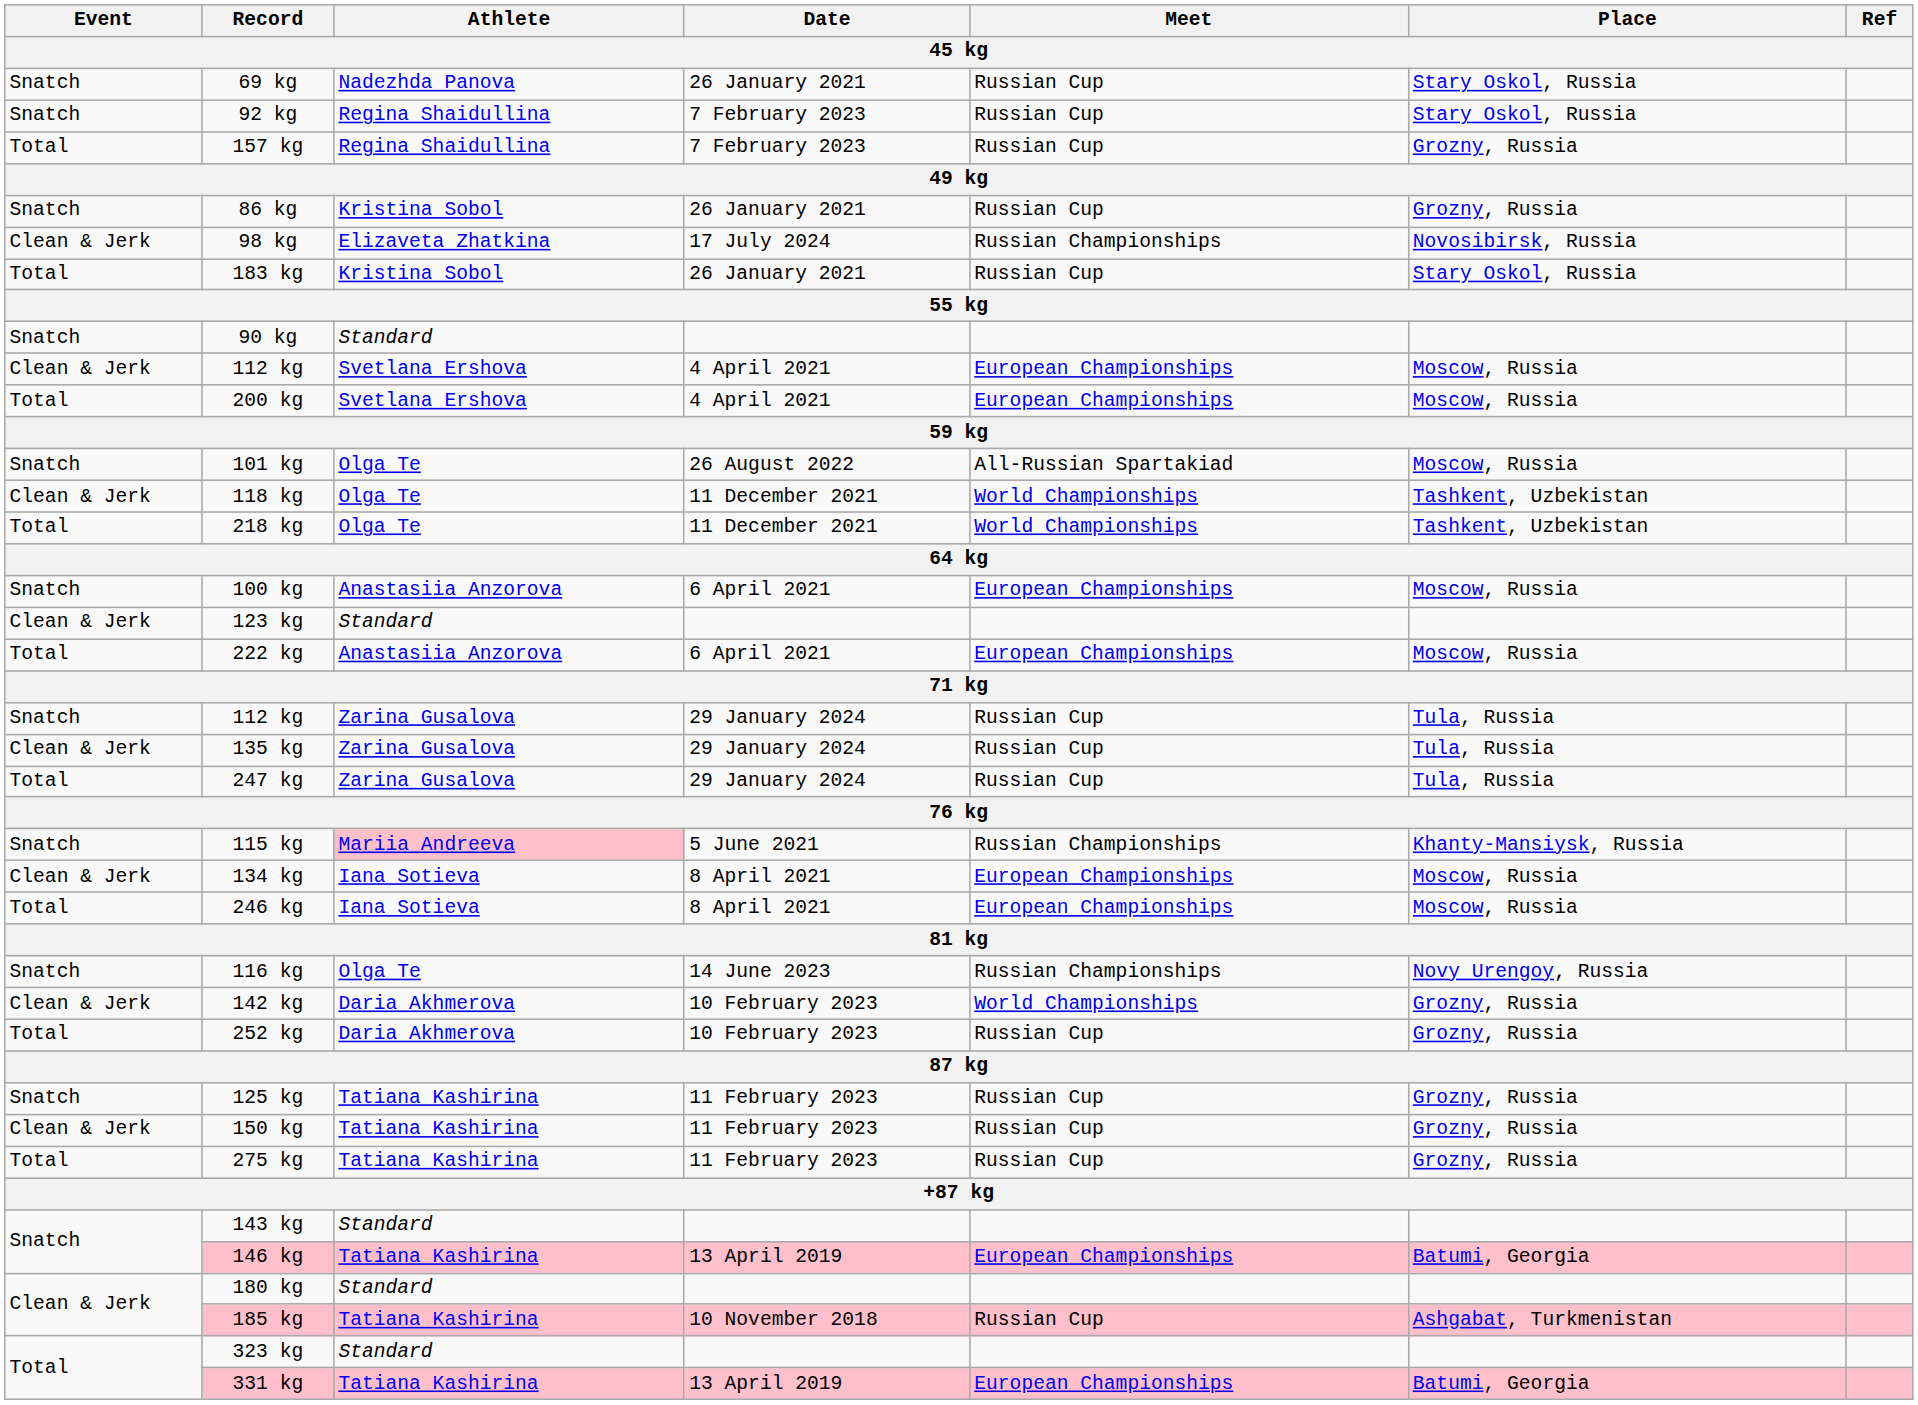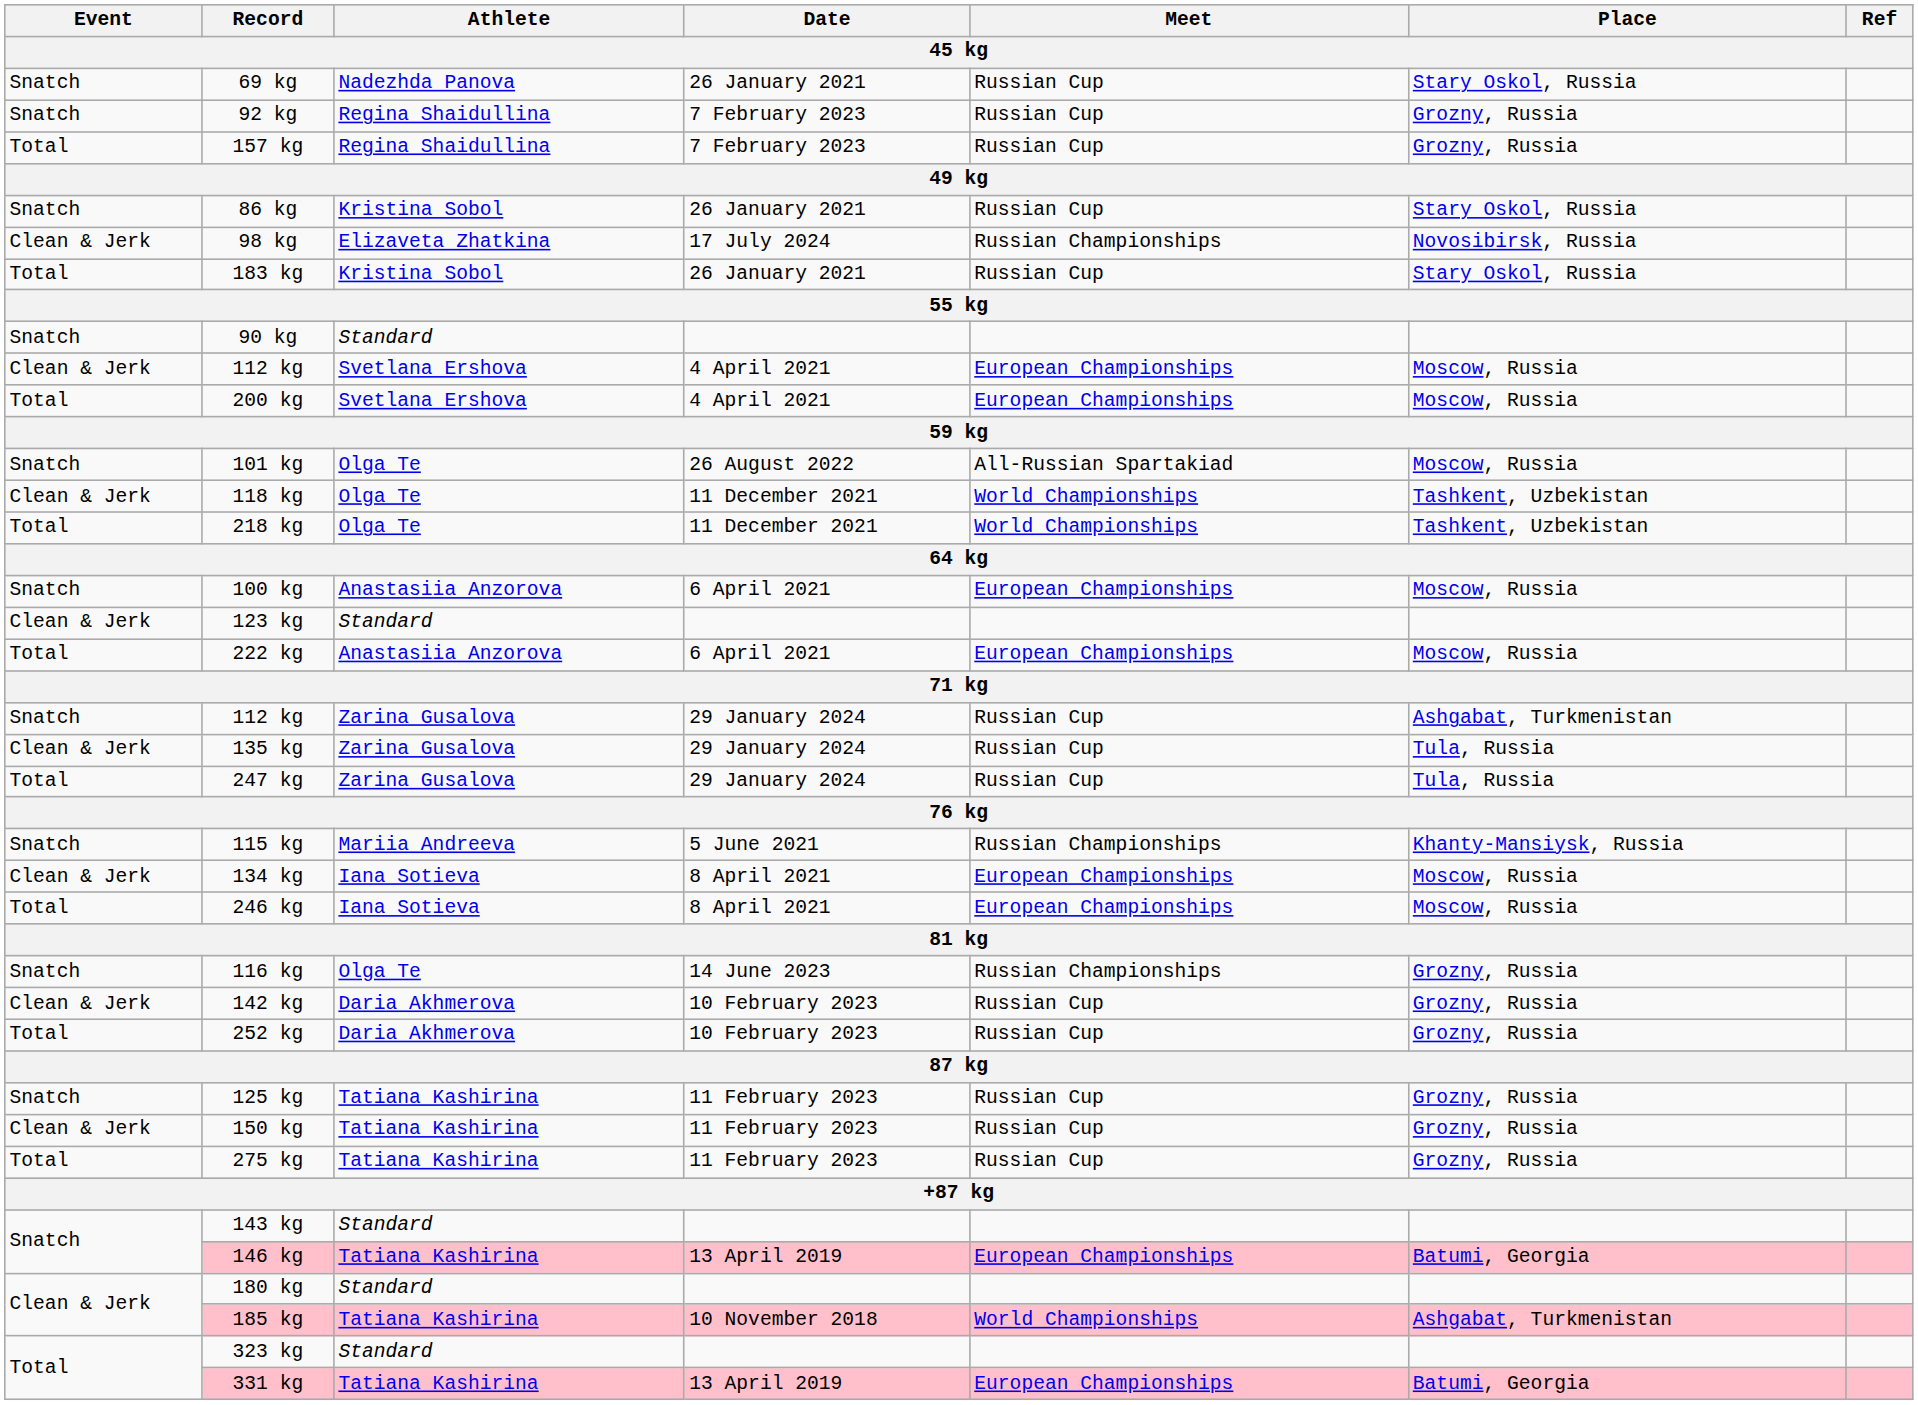(1525, 116) Stary Oskol, Russia -> (1495, 116) Grozny, Russia
(1495, 211) Grozny, Russia -> (1525, 211) Stary Oskol, Russia
(1483, 718) Tula, Russia -> (1542, 718) Ashgabat, Turkmenistan
(427, 845) pink background -> (427, 845) no background
(1531, 972) Novy Urengoy, Russia -> (1495, 972) Grozny, Russia
(1086, 1004) World Championships -> (1039, 1004) Russian Cup
(1039, 1321) Russian Cup -> (1086, 1321) World Championships
